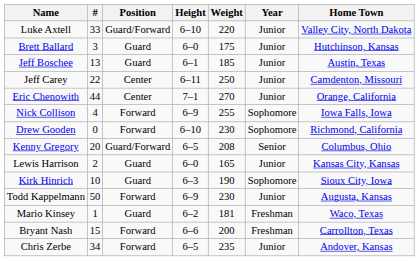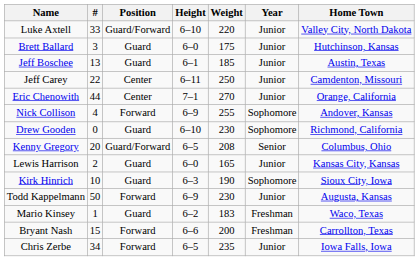(356, 113) Iowa Falls, Iowa -> (356, 113) Andover, Kansas
(138, 130) Forward -> (138, 130) Guard
(227, 213) 181 -> (227, 213) 183
(356, 247) Andover, Kansas -> (356, 247) Iowa Falls, Iowa
